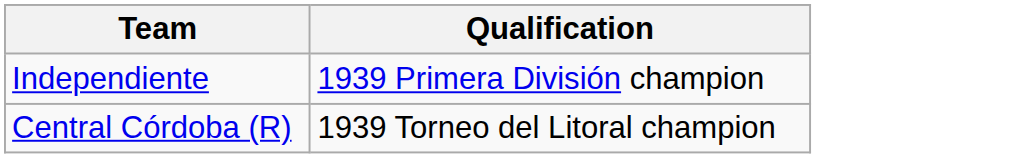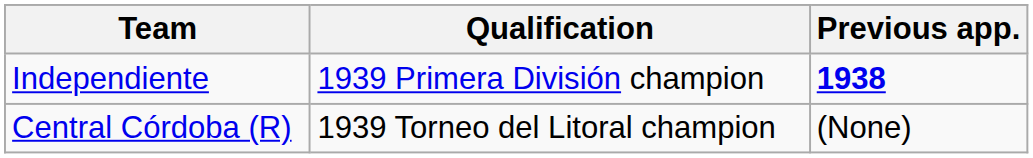+ column: (919, 29)
